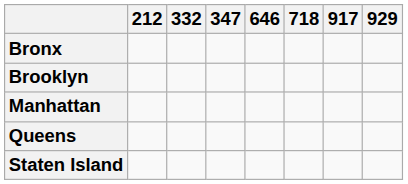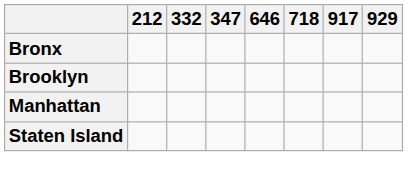- row: (43, 135)
